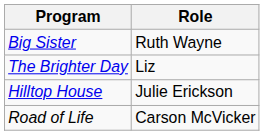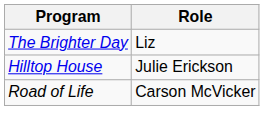- row: (42, 42)
